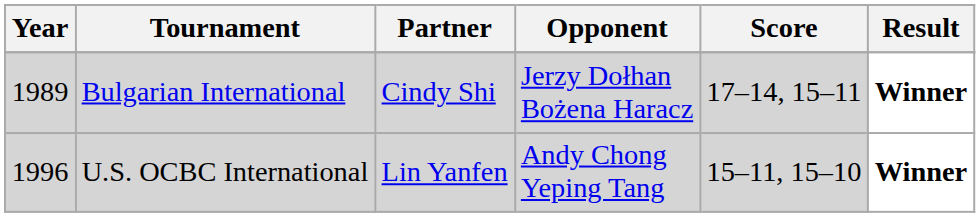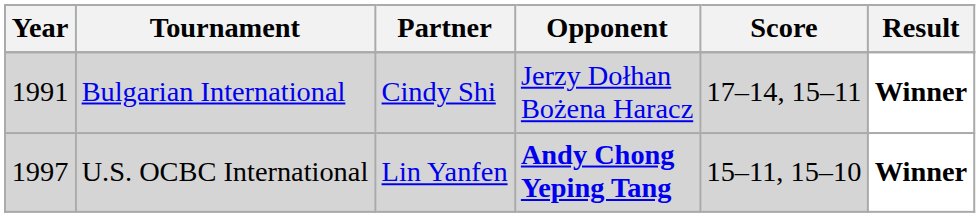(40, 91) 1989 -> (40, 91) 1991
(40, 172) 1996 -> (40, 172) 1997
(594, 172) normal -> (598, 172) bold
